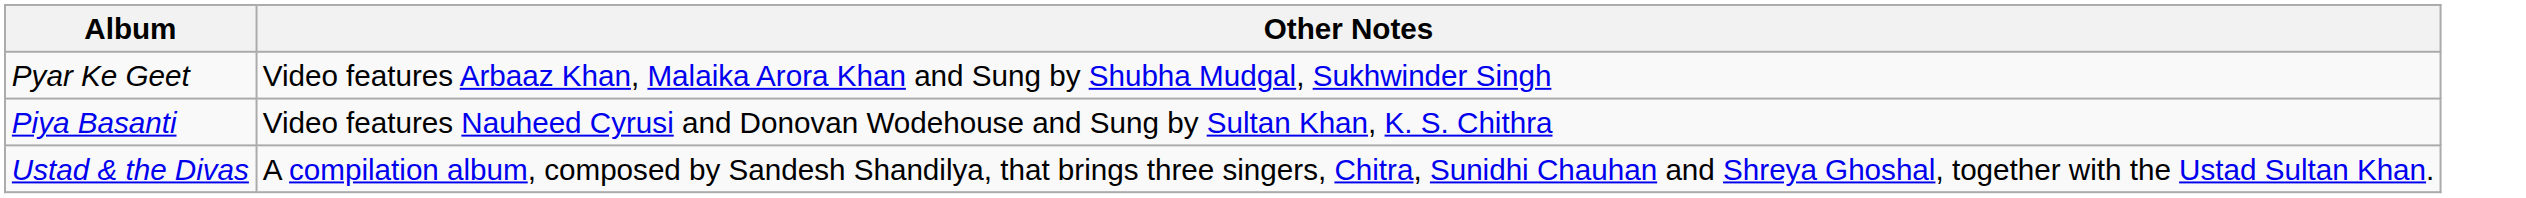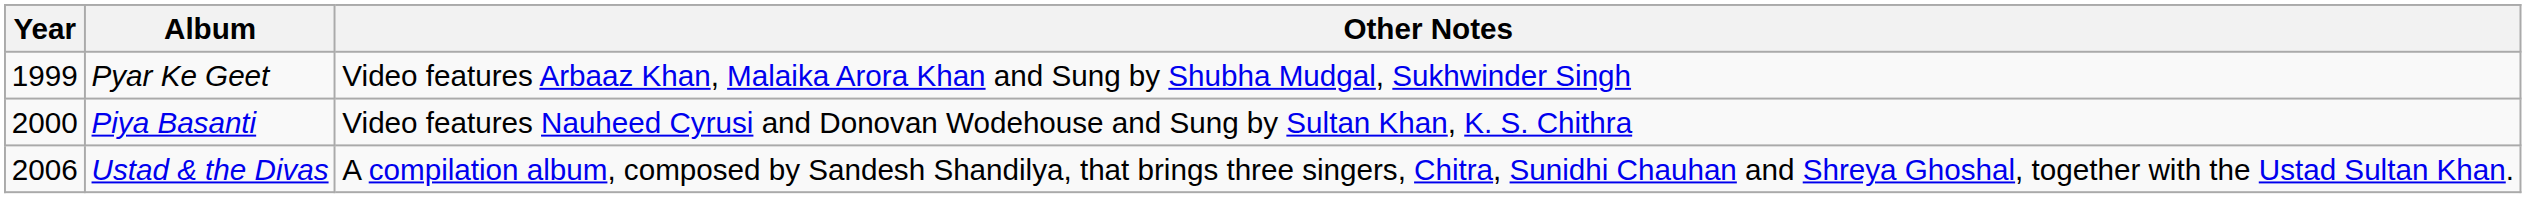+ column: (45, 29)
